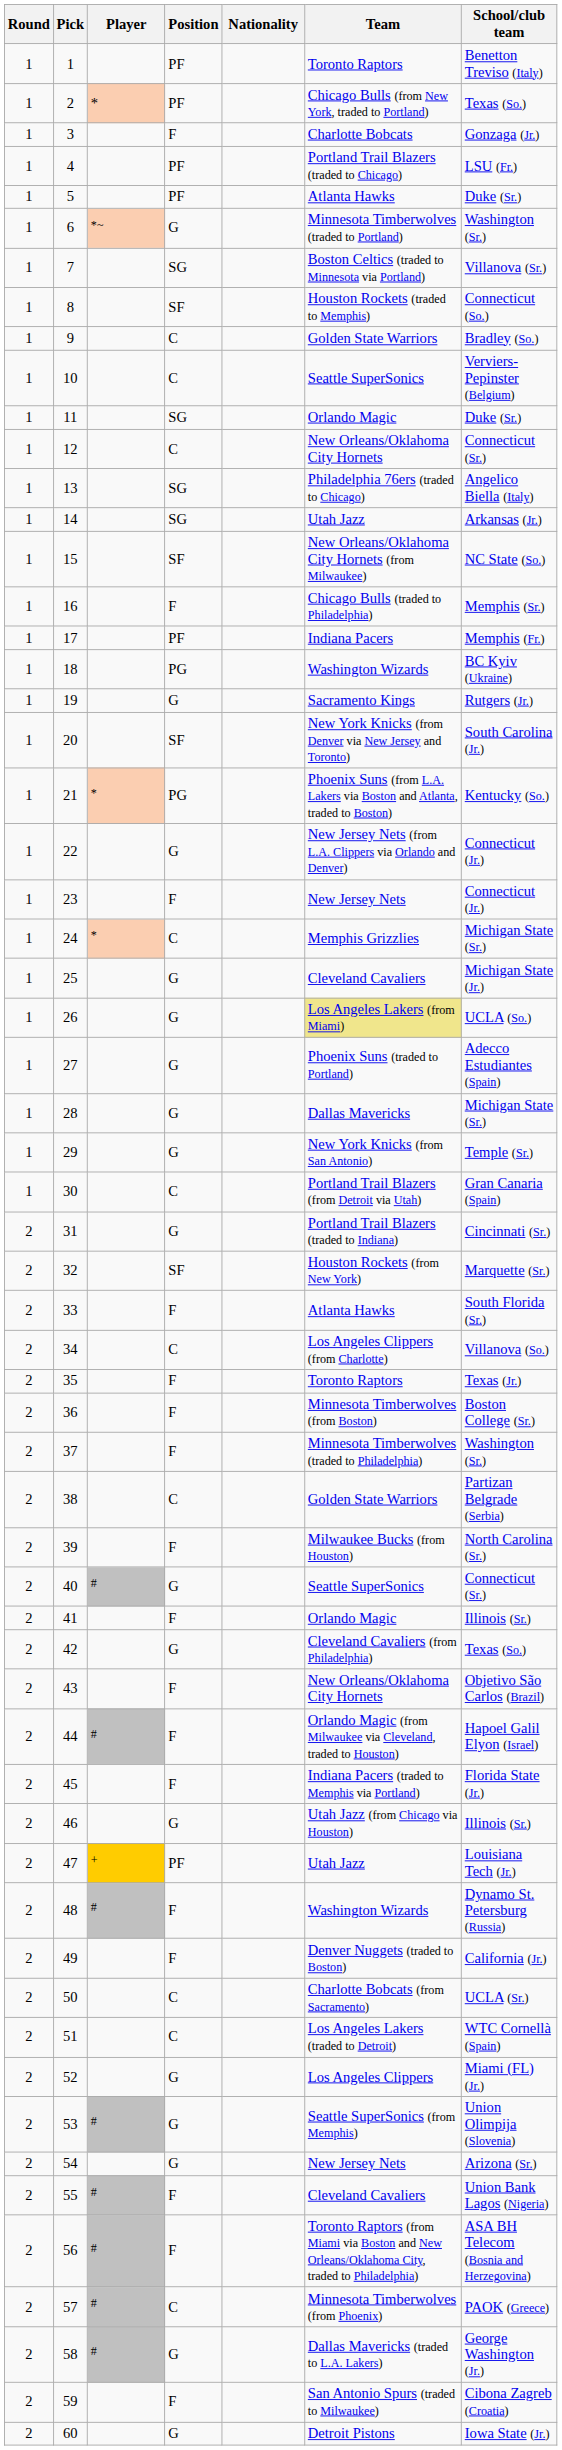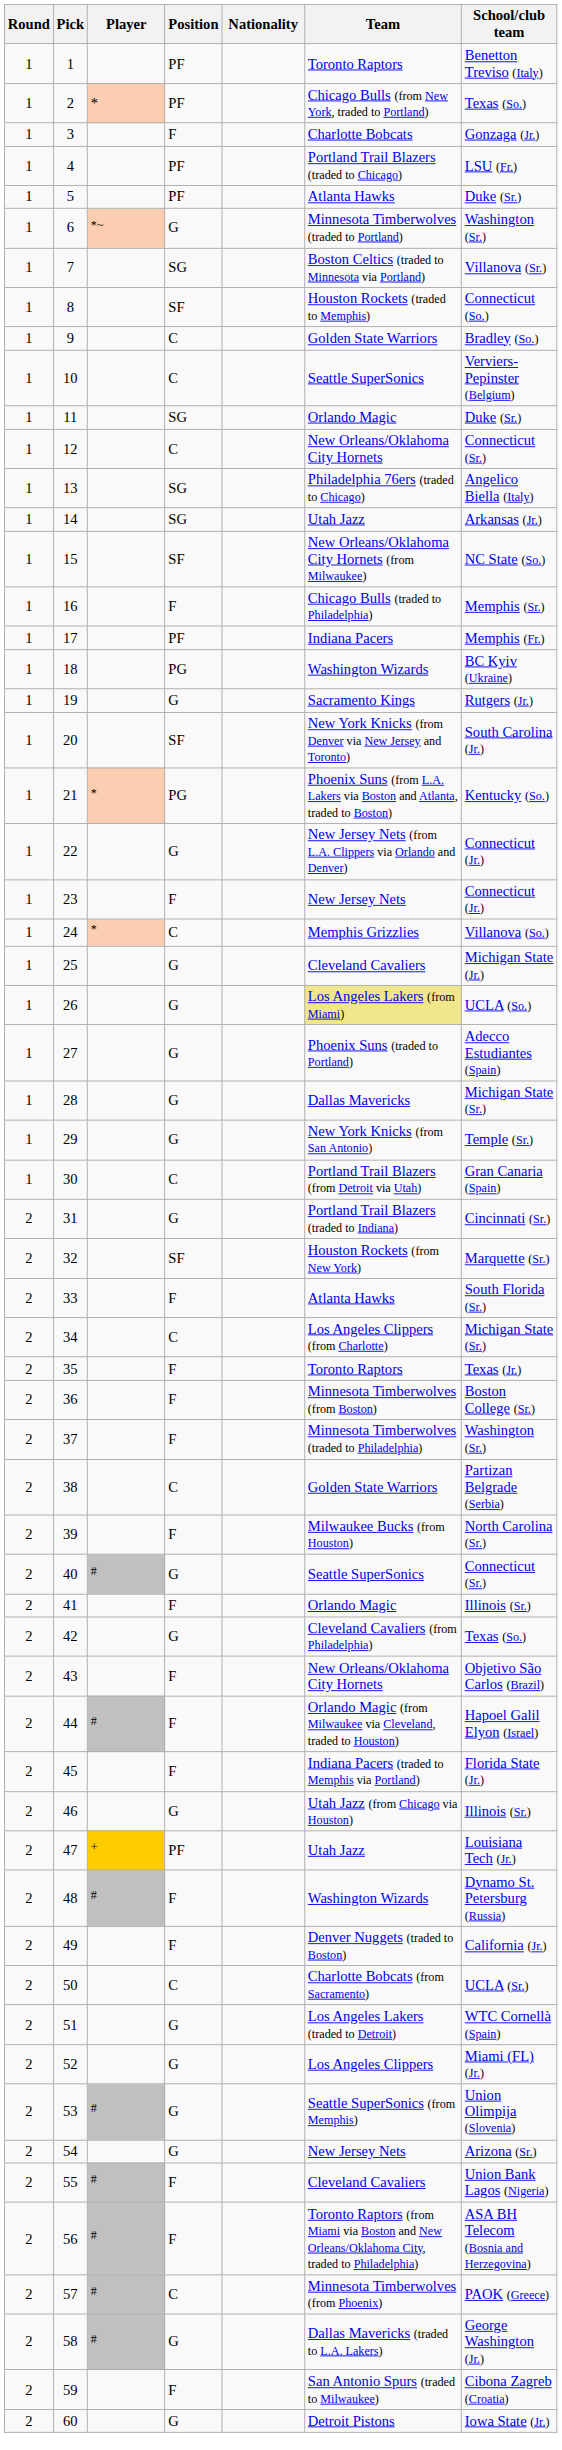(509, 938) Michigan State (Sr.) -> (507, 932) Villanova (So.)
(507, 1349) Villanova (So.) -> (509, 1337) Michigan State (Sr.)
(173, 2037) C -> (174, 2024) G
